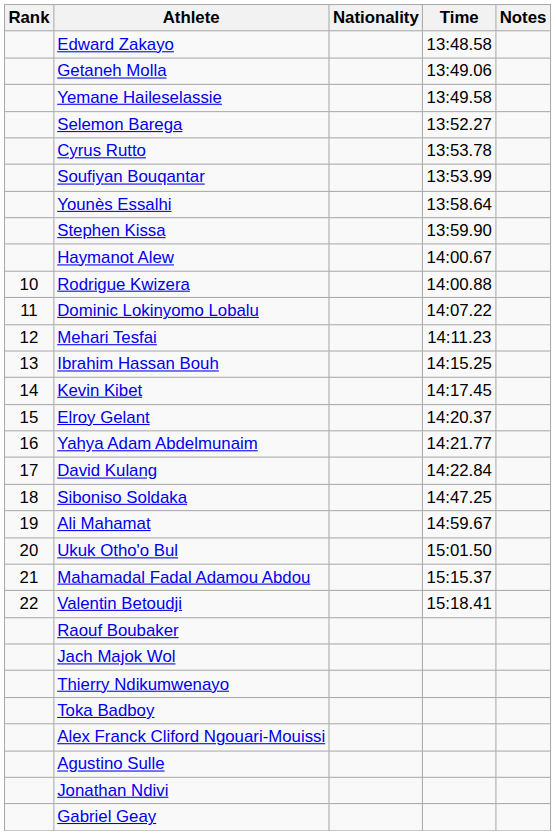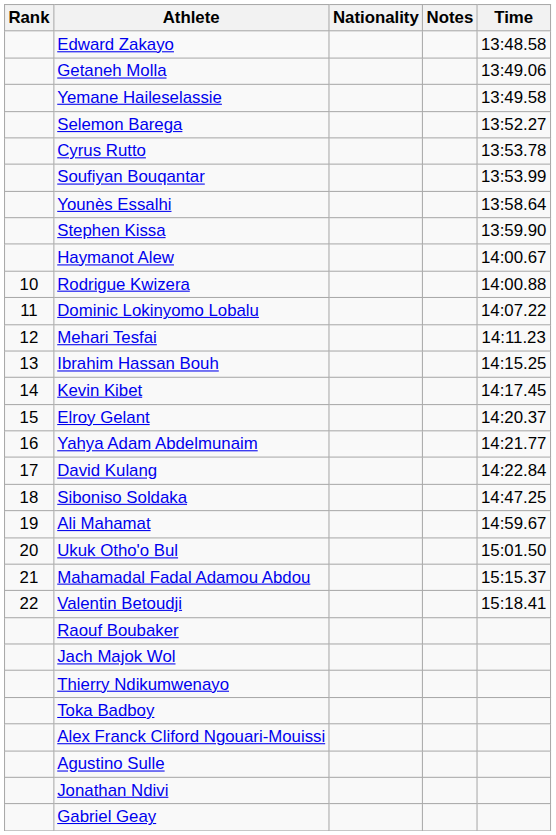columns swapped: (459, 17) <-> (523, 17)
